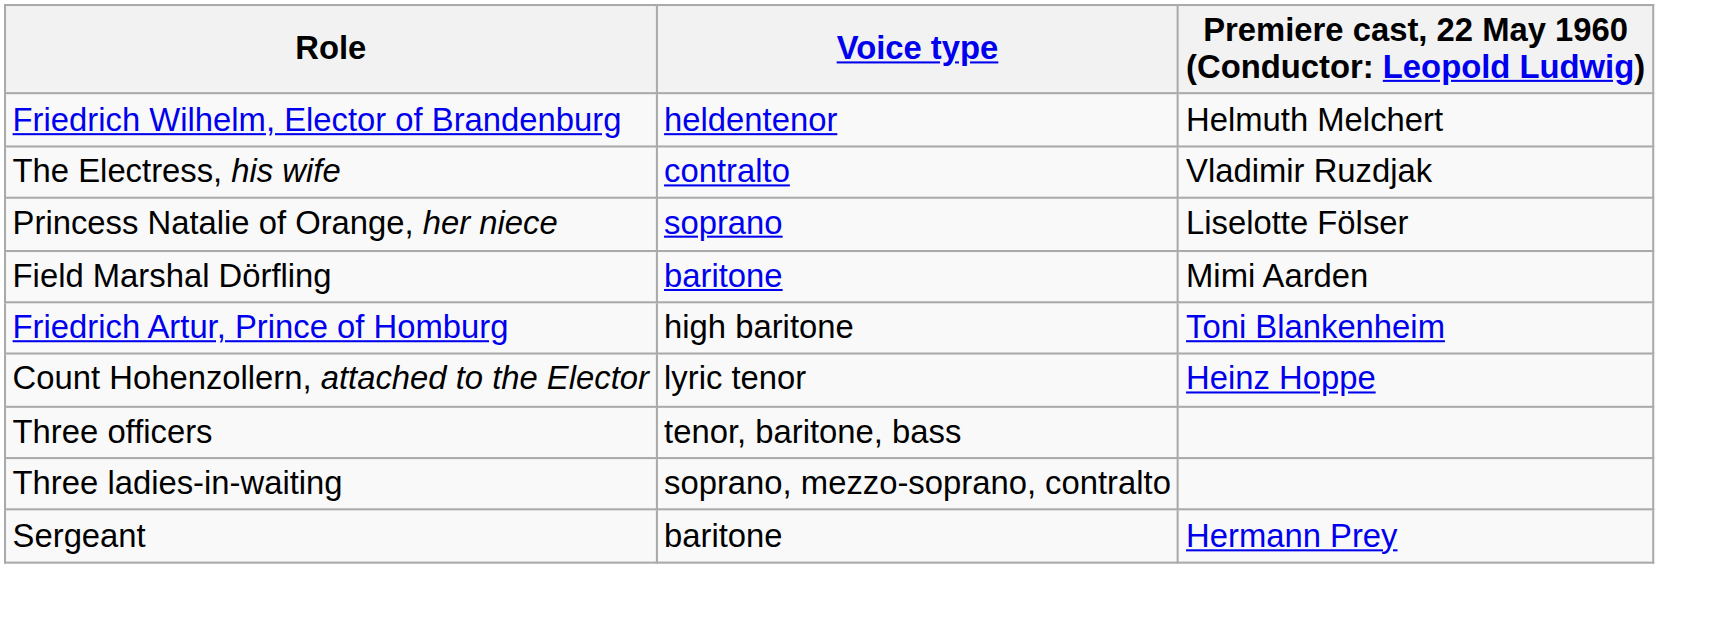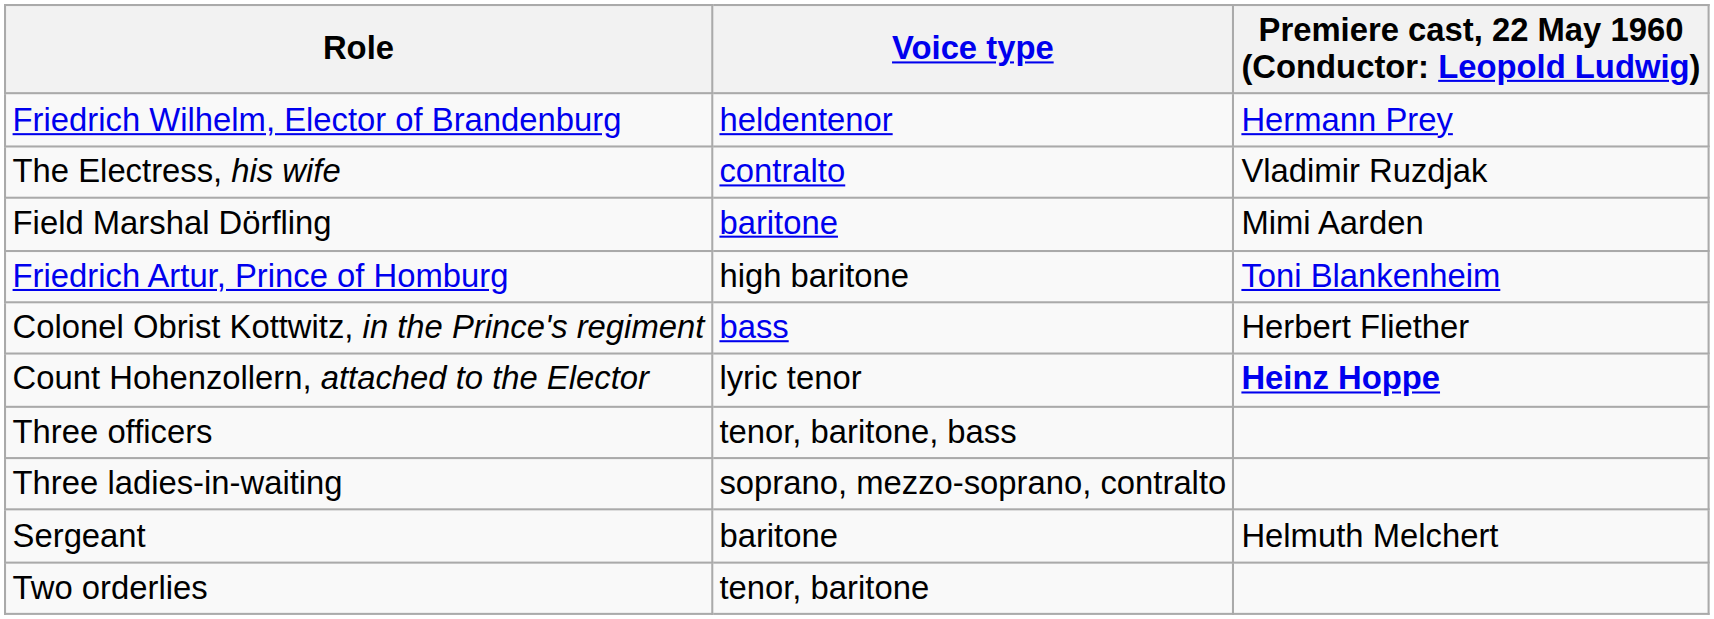(1315, 119) Helmuth Melchert -> (1347, 119) Hermann Prey
- row: (285, 223)
+ row: (358, 327)
(1281, 379) normal -> (1341, 379) bold
(1292, 535) Hermann Prey -> (1370, 535) Helmuth Melchert
+ row: (110, 587)
